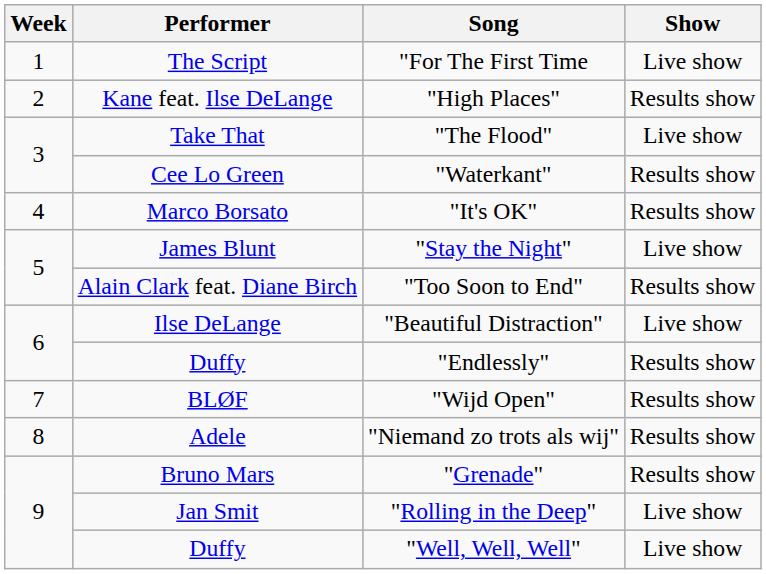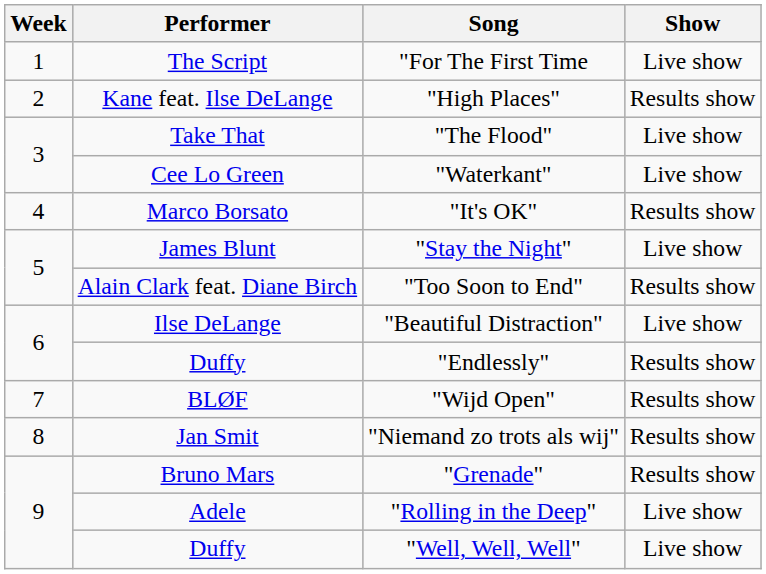(693, 173) Results show -> (693, 173) Live show
(217, 436) Adele -> (217, 436) Jan Smit
(217, 511) Jan Smit -> (217, 511) Adele
